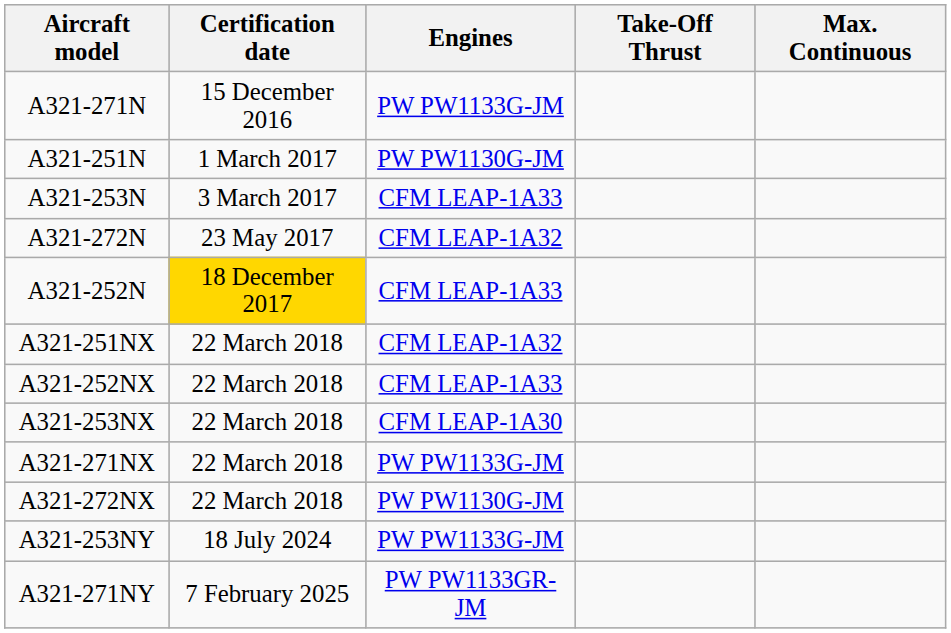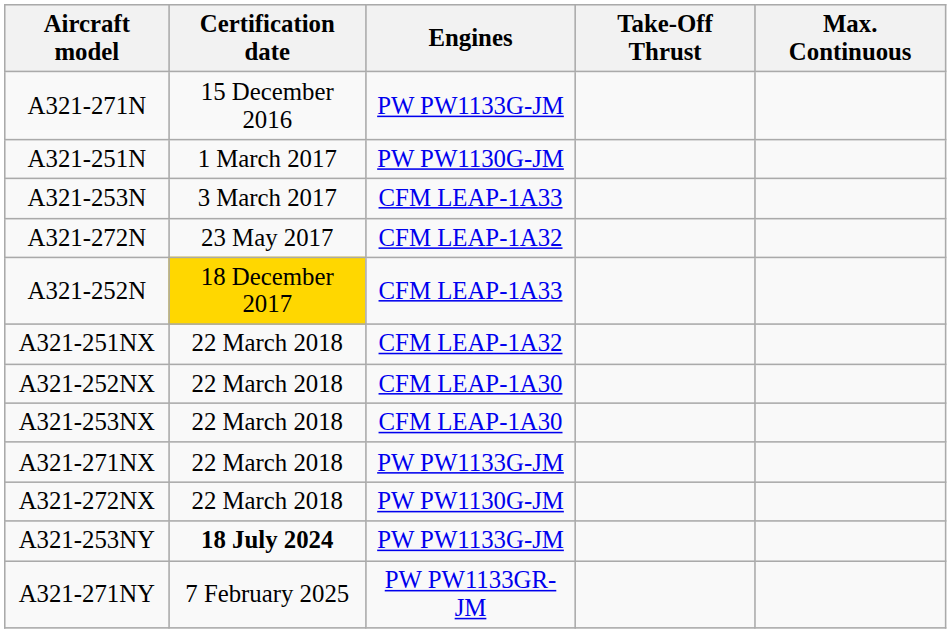(471, 383) CFM LEAP-1A33 -> (471, 383) CFM LEAP-1A30
(267, 540) normal -> (267, 540) bold
